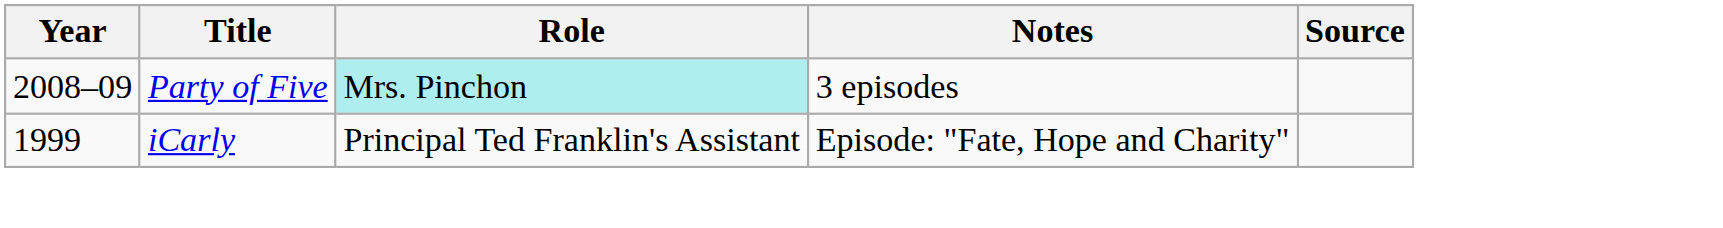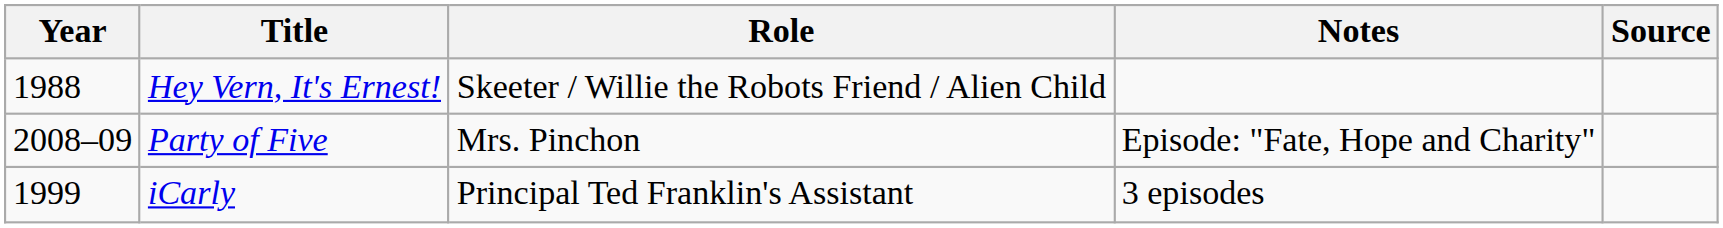+ row: (294, 85)
(435, 85) paleturquoise background -> (549, 139) no background
(887, 85) 3 episodes -> (1358, 139) Episode: "Fate, Hope and Charity"
(1053, 139) Episode: "Fate, Hope and Charity" -> (1193, 193) 3 episodes
